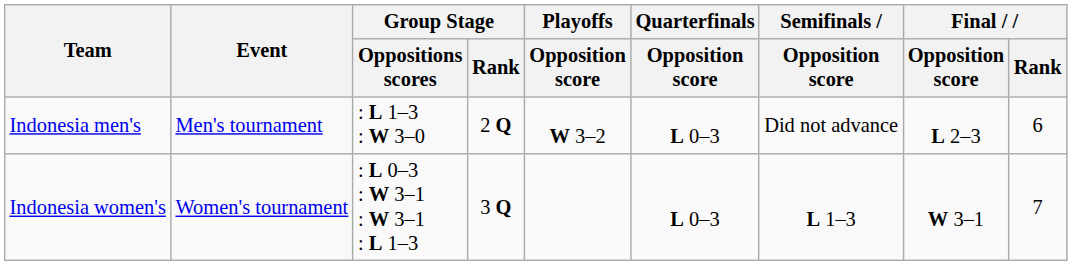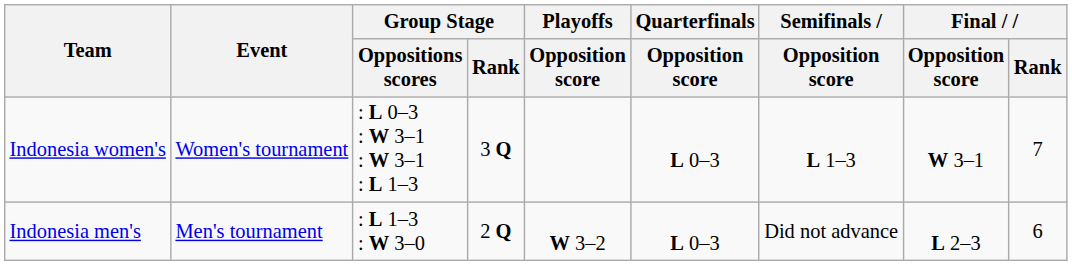rows swapped: (75, 125) <-> (88, 207)
